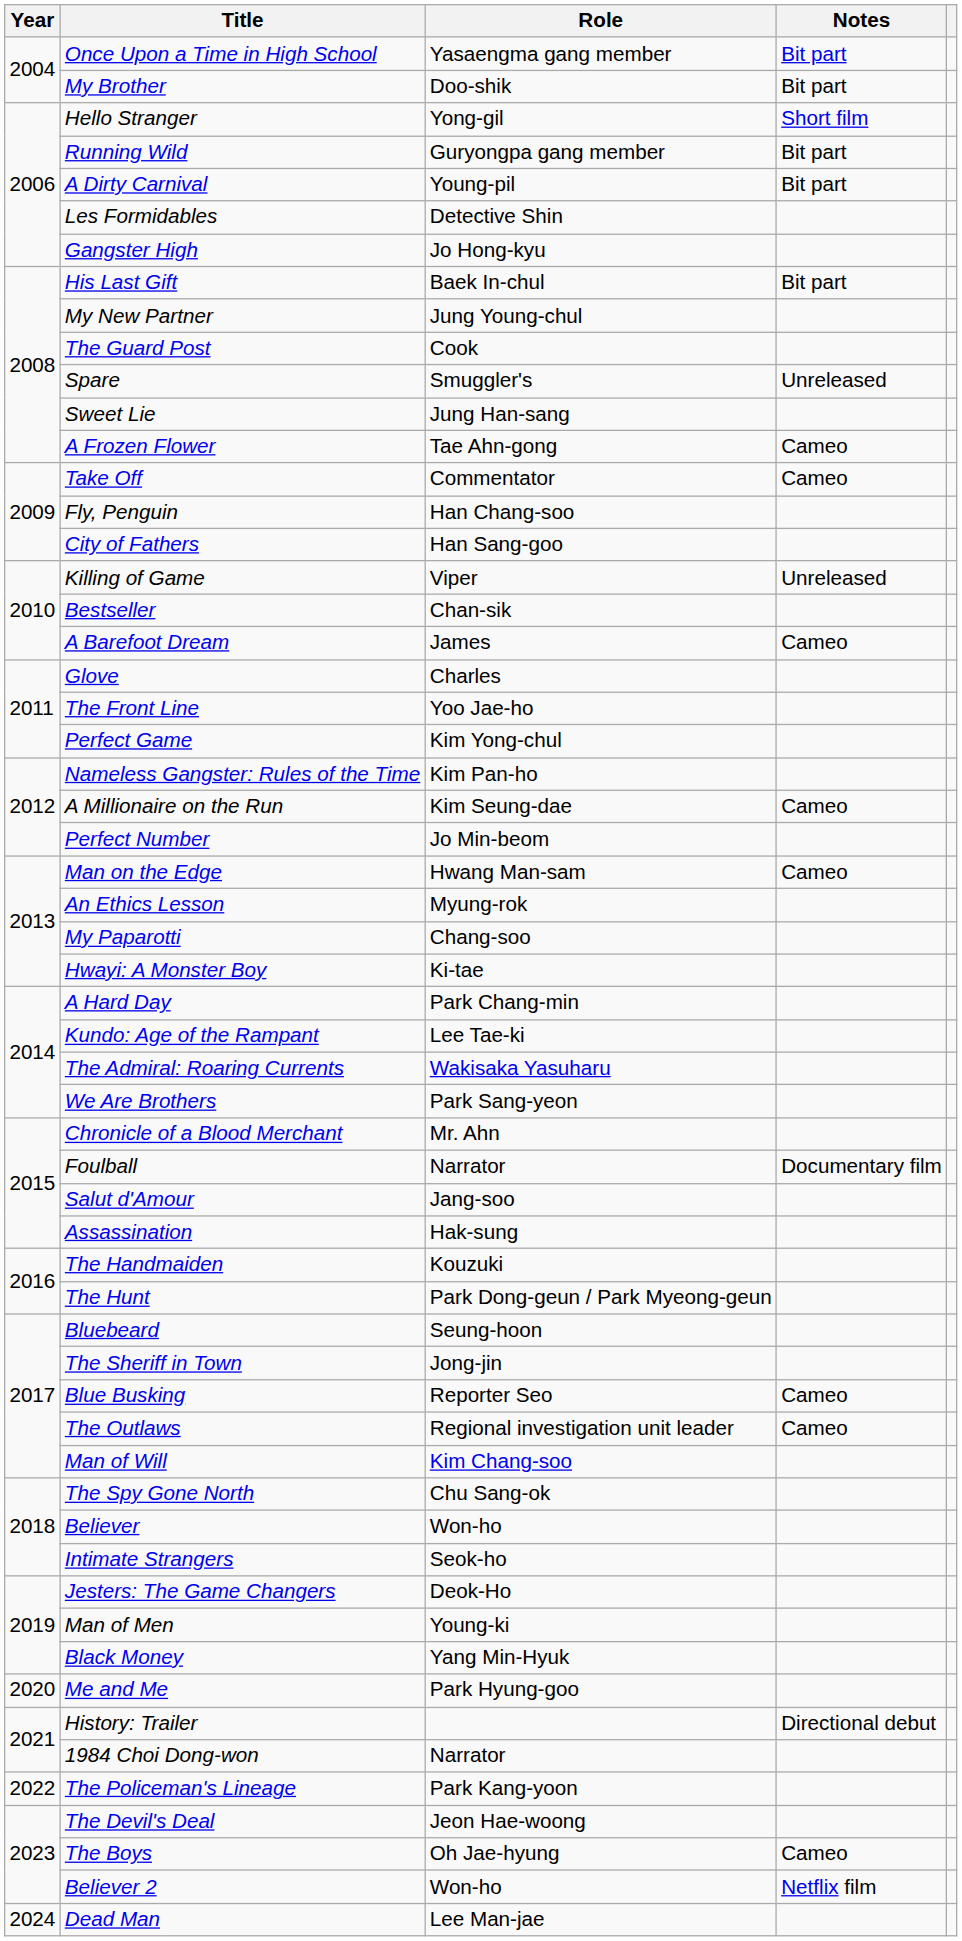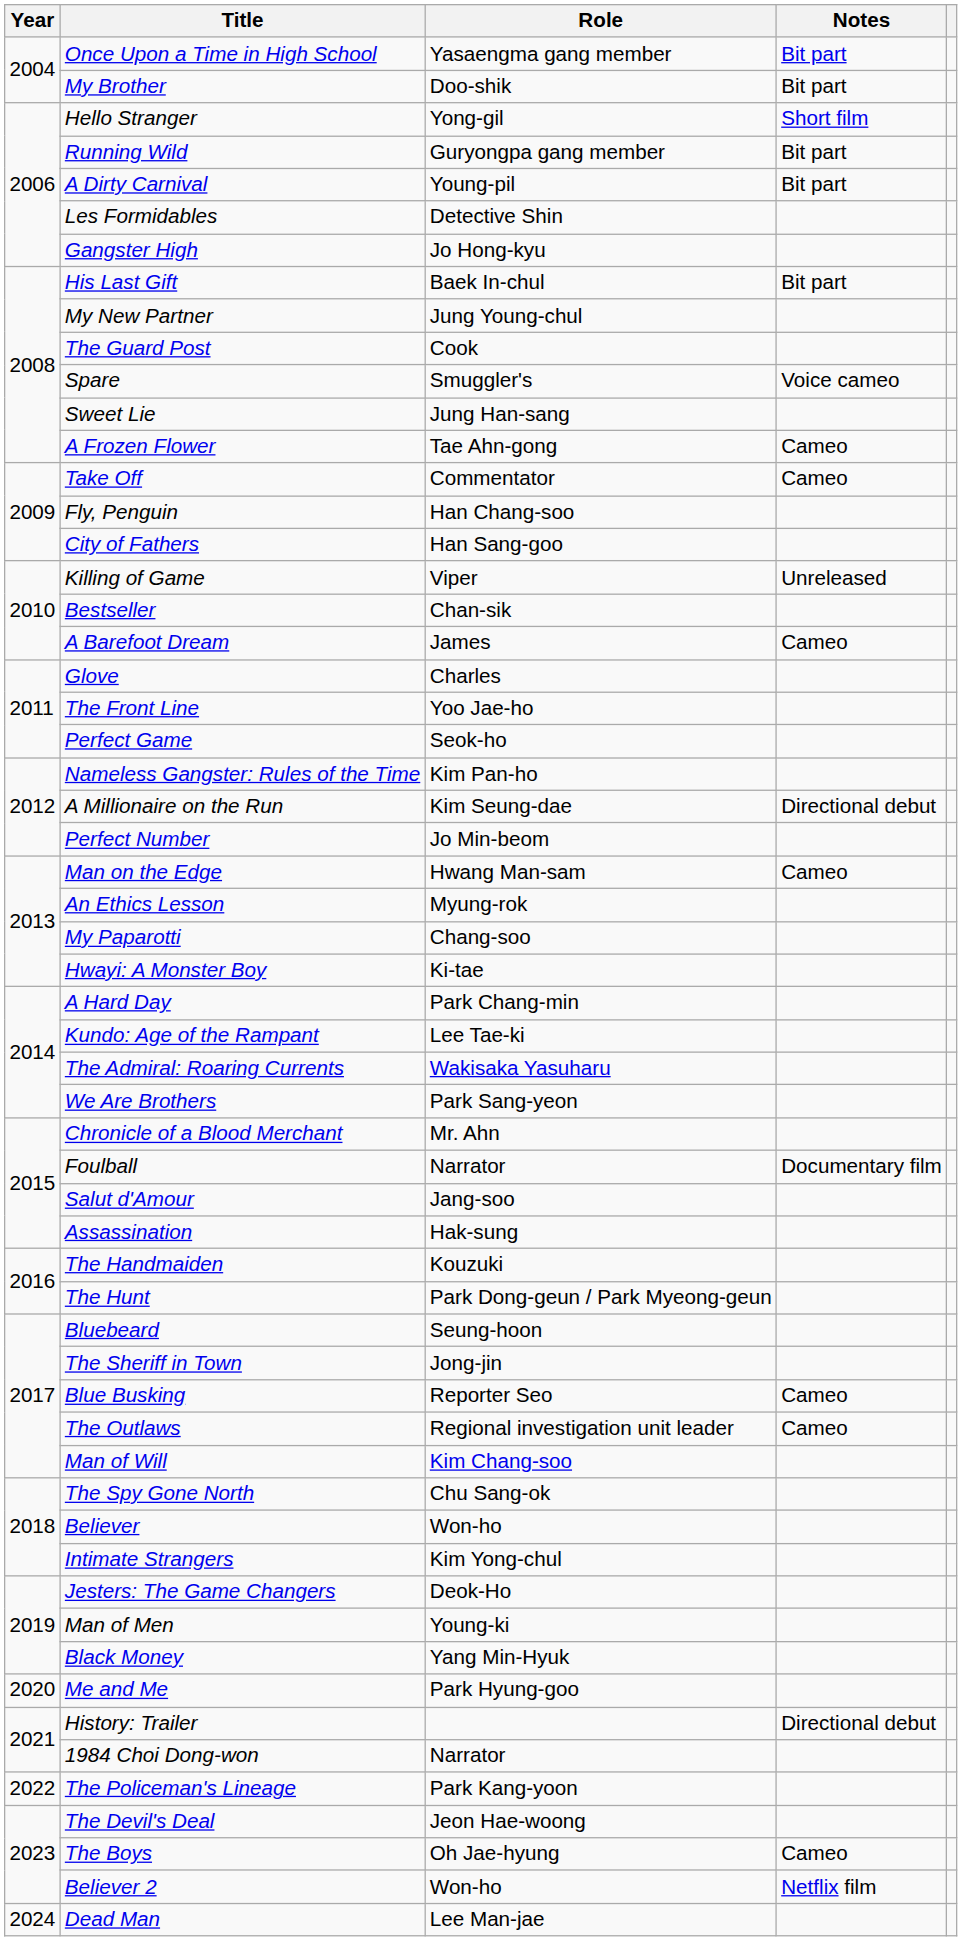(834, 380) Unreleased -> (840, 380) Voice cameo
(496, 741) Kim Yong-chul -> (468, 741) Seok-ho
(814, 806) Cameo -> (859, 806) Directional debut
(468, 1559) Seok-ho -> (496, 1559) Kim Yong-chul
